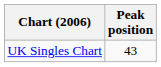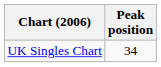(131, 51) 43 -> (131, 51) 34
